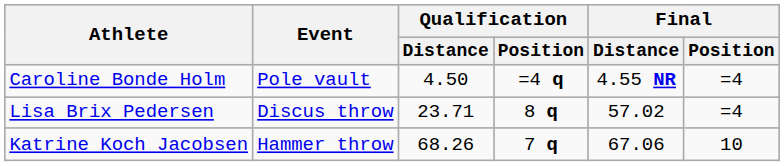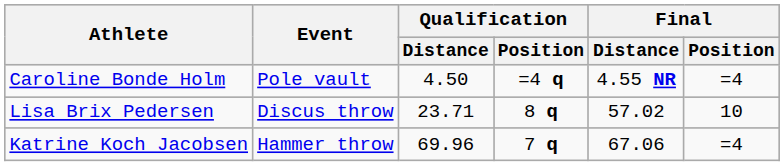(731, 112) =4 -> (731, 112) 10
(446, 144) 68.26 -> (446, 144) 69.96
(731, 144) 10 -> (731, 144) =4
